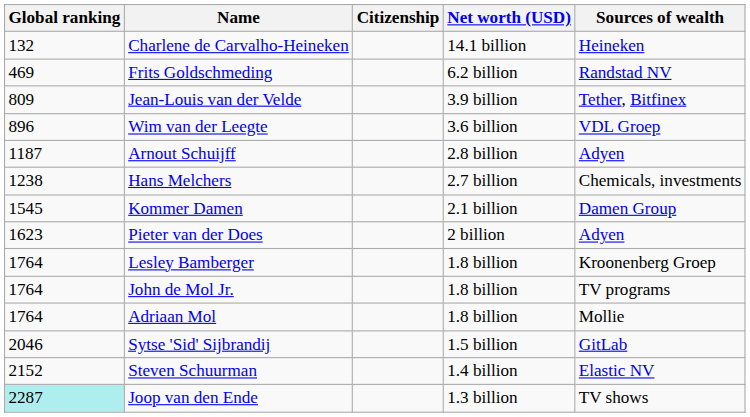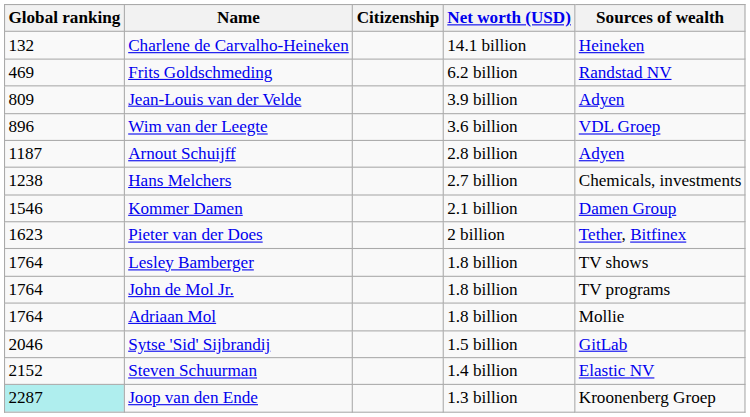(633, 99) Tether, Bitfinex -> (602, 99) Adyen
(26, 208) 1545 -> (26, 208) 1546
(602, 235) Adyen -> (633, 235) Tether, Bitfinex
(647, 262) Kroonenberg Groep -> (614, 262) TV shows
(614, 398) TV shows -> (647, 398) Kroonenberg Groep
